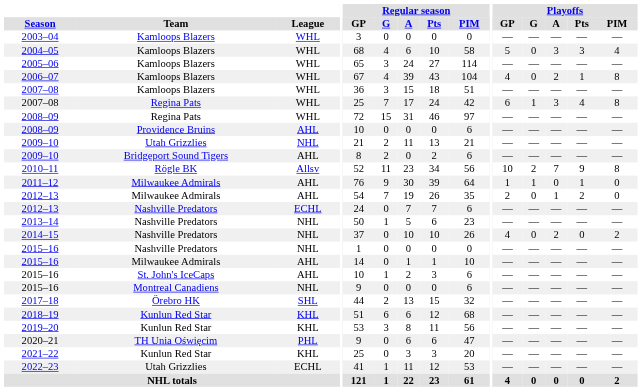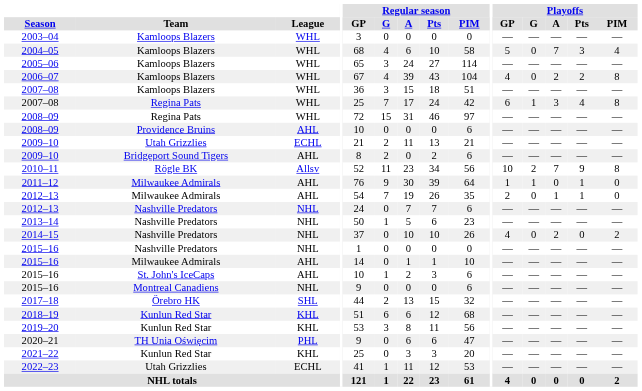(556, 50) 3 -> (556, 50) 7
(582, 76) 1 -> (582, 76) 2
(308, 142) NHL -> (308, 142) ECHL
(582, 195) 2 -> (582, 195) 1
(308, 208) ECHL -> (308, 208) NHL
